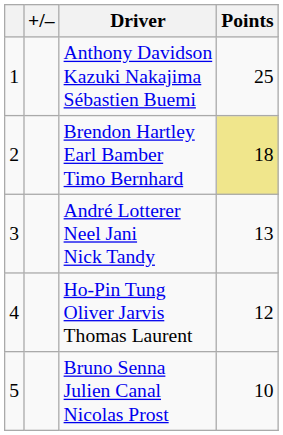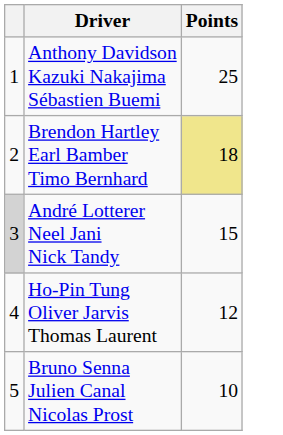- column: (41, 20)
(14, 233) no background -> (14, 233) lightgrey background
(264, 233) 13 -> (228, 233) 15
